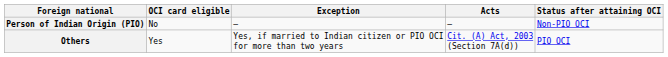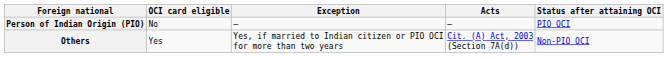(563, 24) Non-PIO OCI -> (554, 24) PIO OCI
(554, 41) PIO OCI -> (563, 41) Non-PIO OCI
